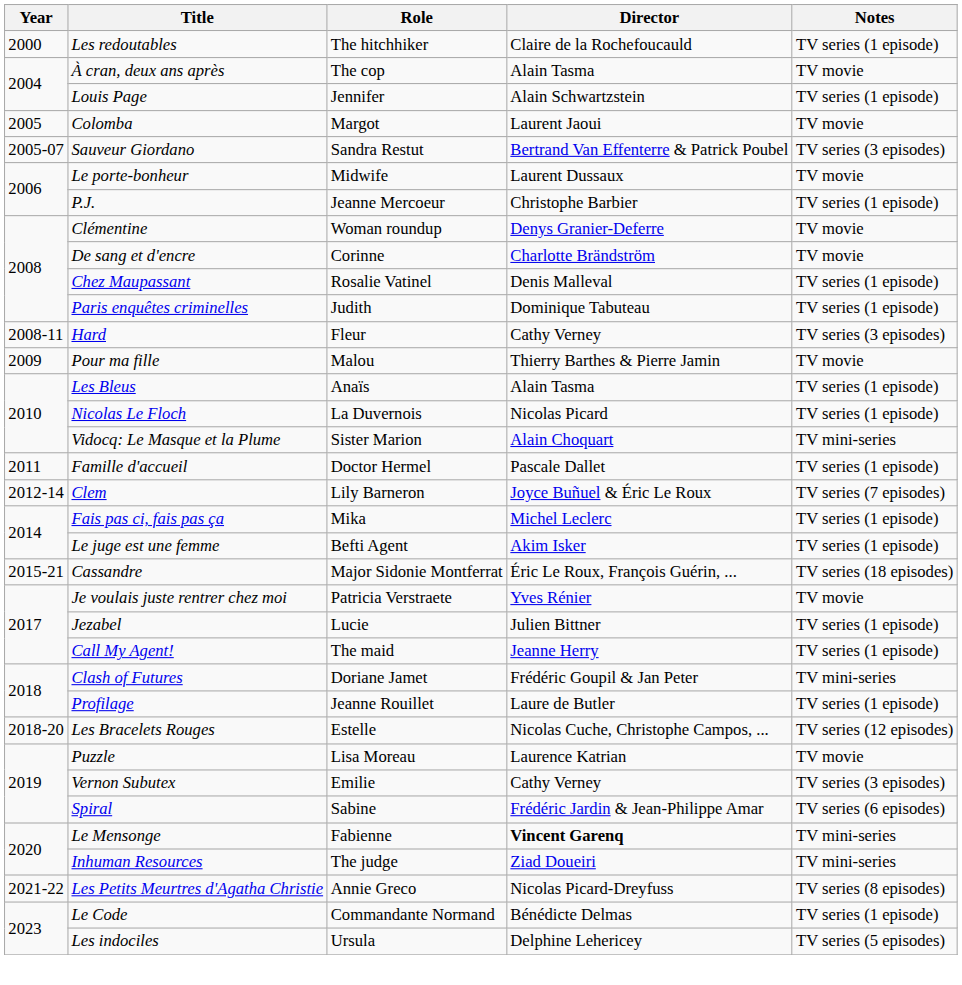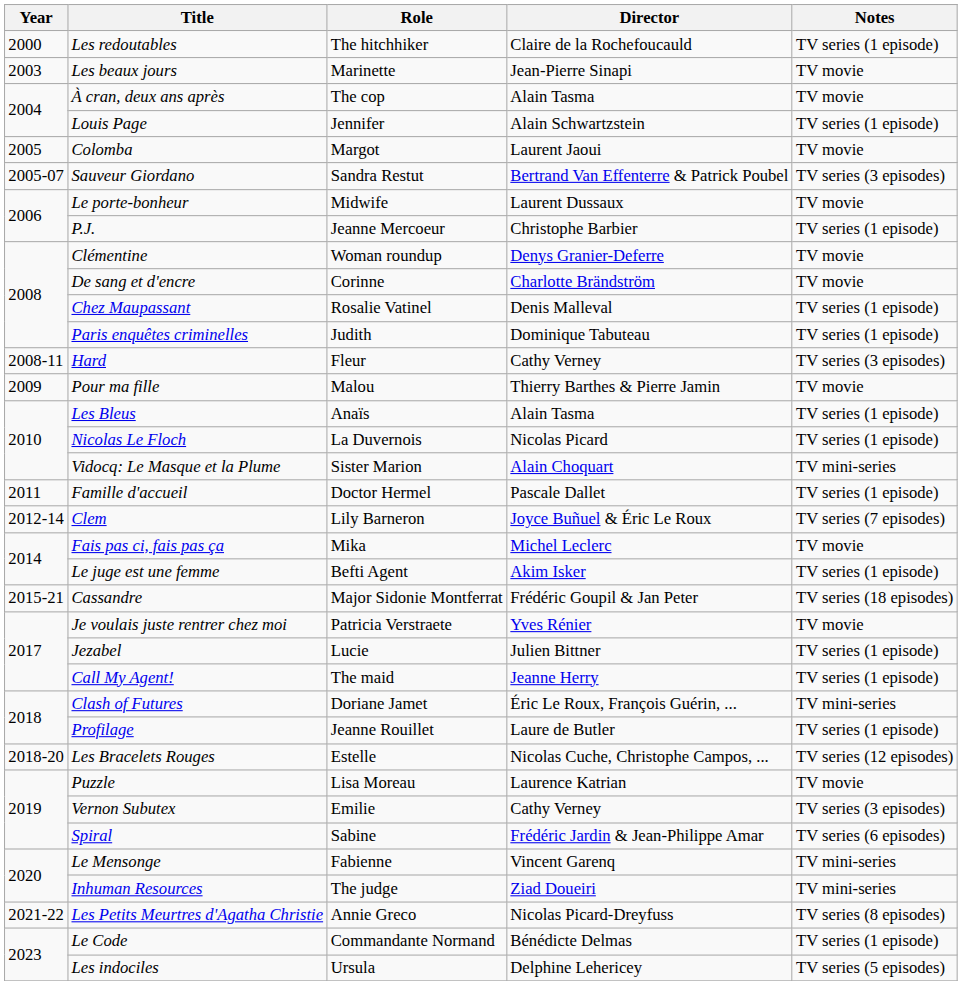+ row: (124, 70)
(867, 519) TV series (1 episode) -> (830, 545) TV movie
(624, 571) Éric Le Roux, François Guérin, ... -> (604, 598) Frédéric Goupil & Jan Peter
(604, 677) Frédéric Goupil & Jan Peter -> (624, 703) Éric Le Roux, François Guérin, ...
(567, 835) bold -> (563, 862) normal
